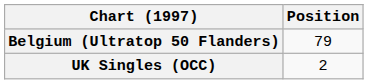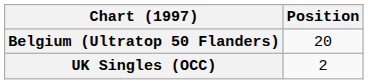(323, 41) 79 -> (323, 41) 20
